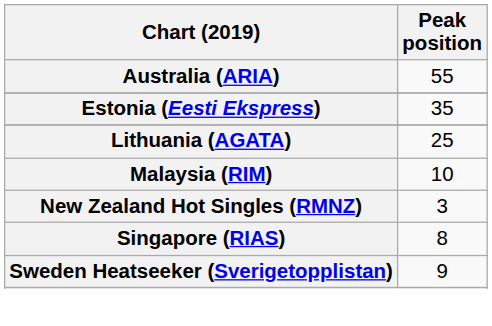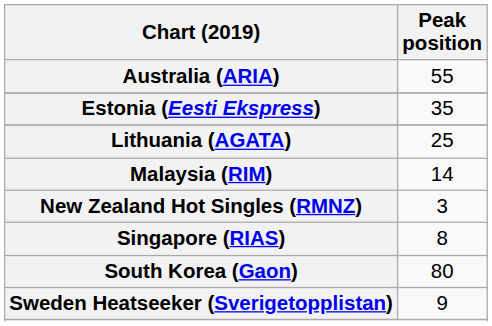(442, 173) 10 -> (442, 173) 14
+ row: (201, 271)
